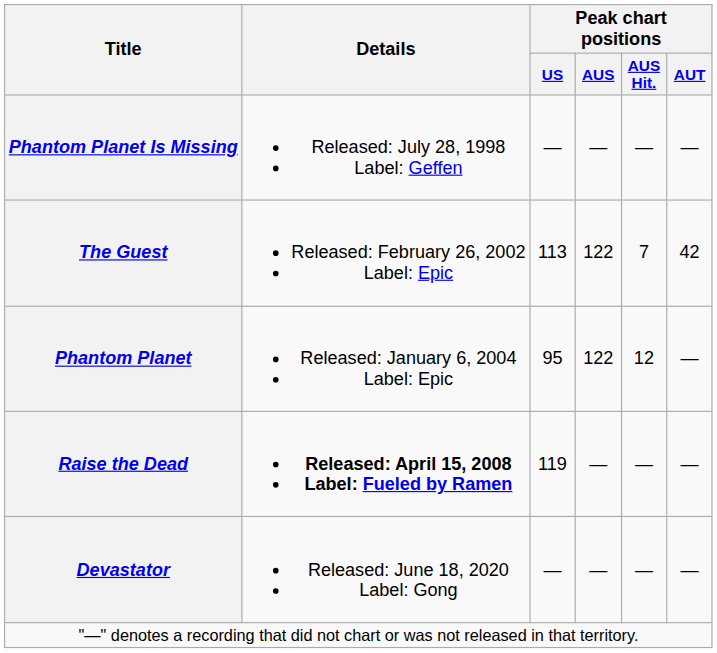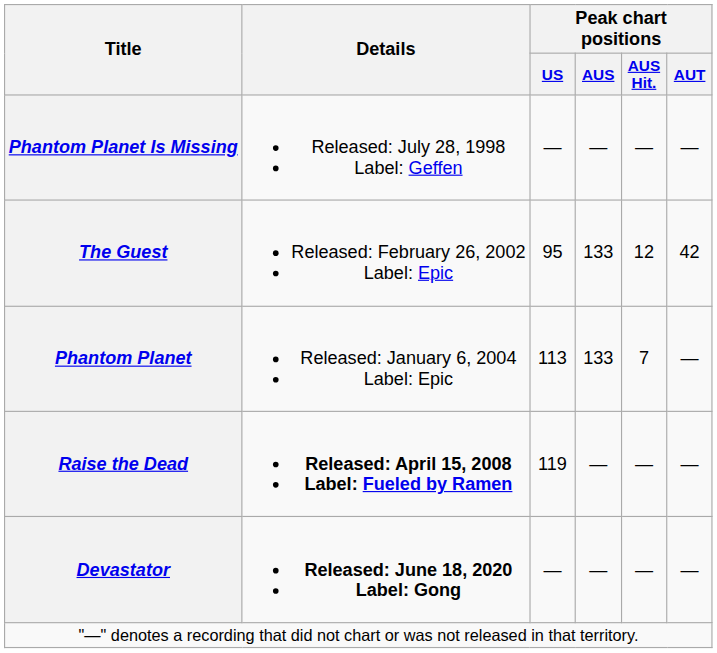(553, 252) 113 -> (553, 252) 95
(598, 252) 122 -> (598, 252) 133
(644, 252) 7 -> (644, 252) 12
(553, 358) 95 -> (553, 358) 113
(598, 358) 122 -> (598, 358) 133
(644, 358) 12 -> (644, 358) 7
(386, 580) normal -> (386, 580) bold
